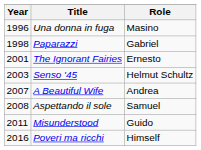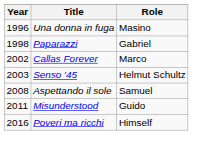- row: (78, 59)
+ row: (65, 59)
- row: (68, 91)
